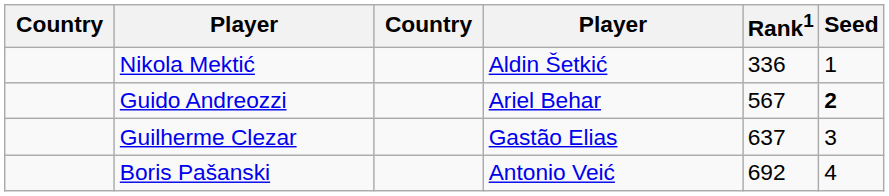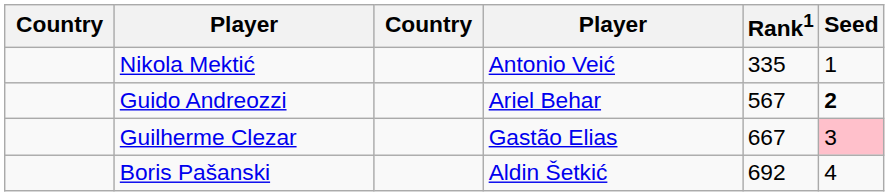(548, 64) Aldin Šetkić -> (552, 64) Antonio Veić
(767, 64) 336 -> (767, 64) 335
(767, 136) 637 -> (767, 136) 667
(831, 136) no background -> (831, 136) pink background
(552, 172) Antonio Veić -> (548, 172) Aldin Šetkić
